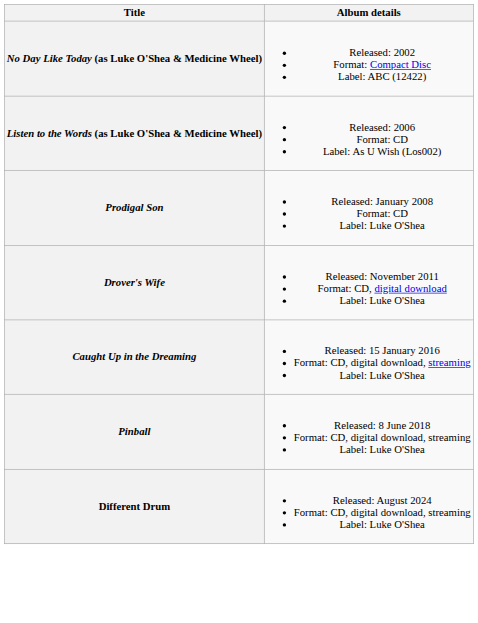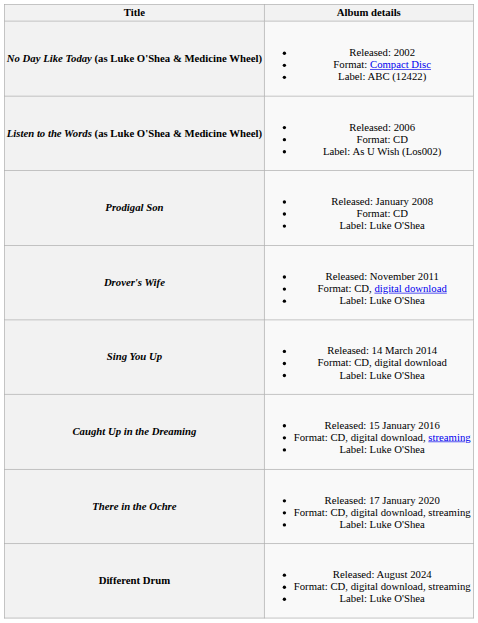+ row: (134, 357)
- row: (134, 431)
+ row: (134, 506)
